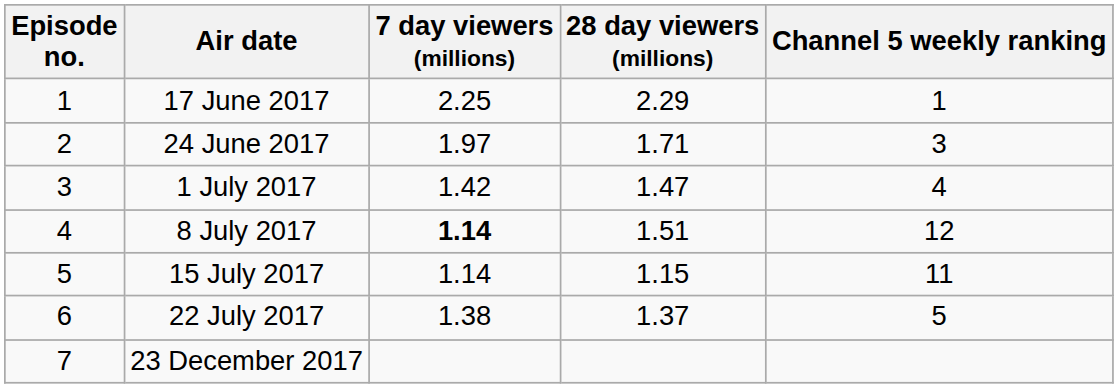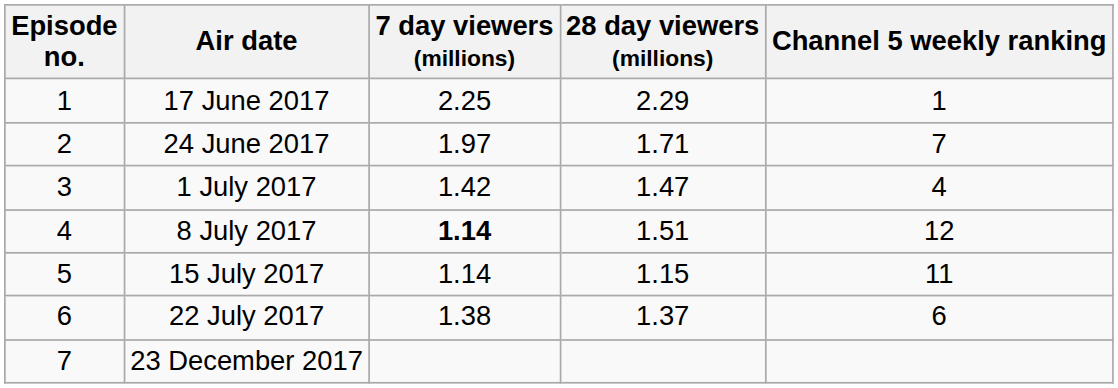(939, 143) 3 -> (939, 143) 7
(939, 317) 5 -> (939, 317) 6
